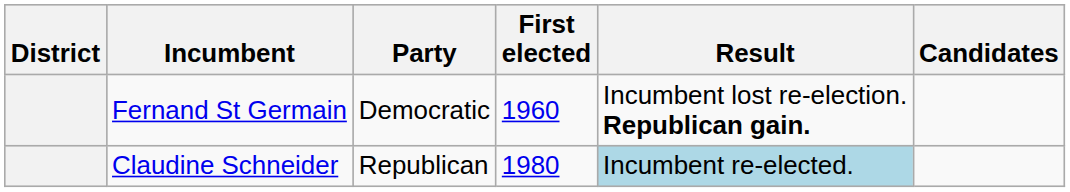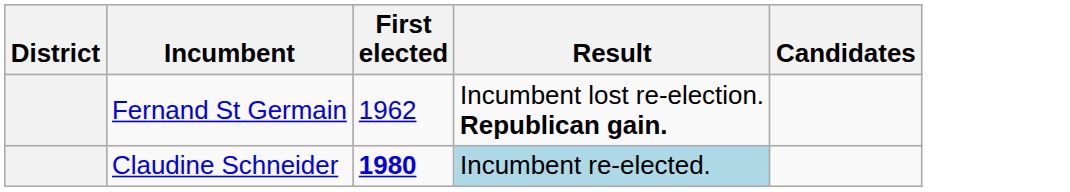- column: (424, 54)
(531, 109) 1960 -> (388, 109) 1962
(531, 165) normal -> (388, 165) bold
